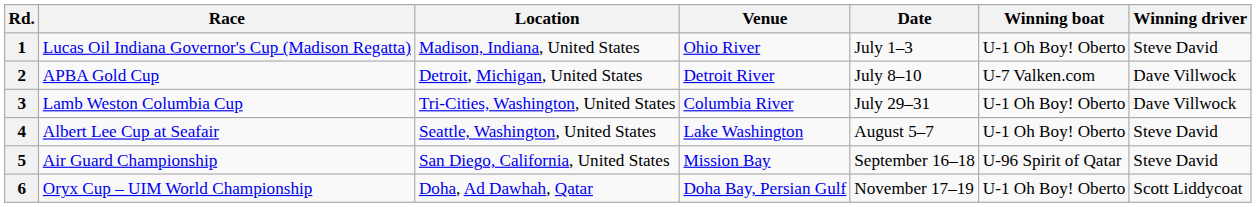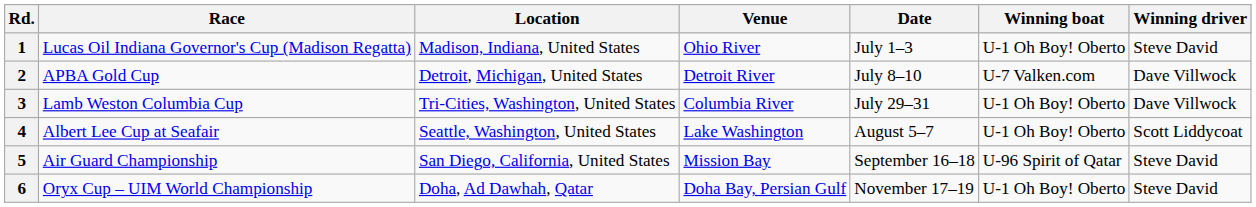(1176, 132) Steve David -> (1188, 132) Scott Liddycoat
(1188, 188) Scott Liddycoat -> (1176, 188) Steve David
